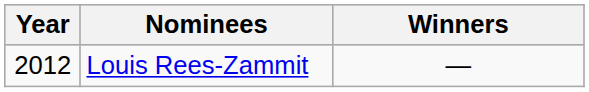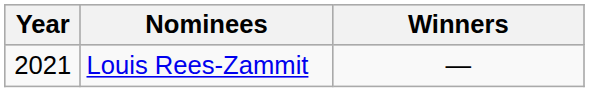(43, 65) 2012 -> (43, 65) 2021
